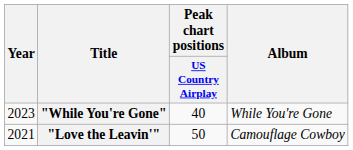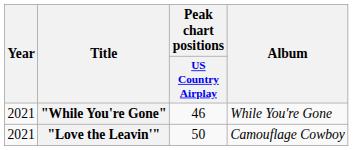(21, 113) 2023 -> (21, 113) 2021
(198, 113) 40 -> (198, 113) 46
